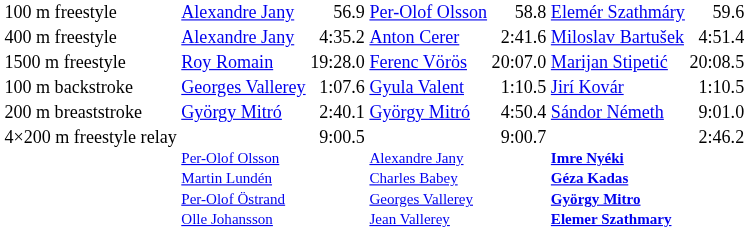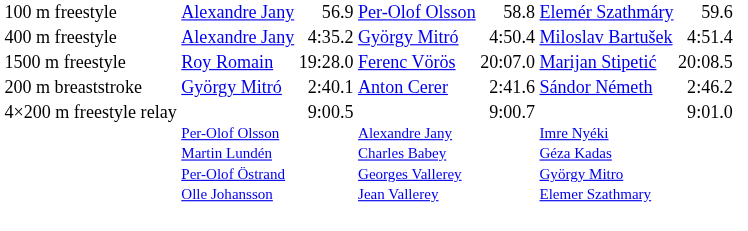(414, 37) Anton Cerer -> (408, 37) György Mitró
(523, 37) 2:41.6 -> (512, 37) 4:50.4
- row: (69, 87)
(420, 111) György Mitró -> (403, 87) Anton Cerer
(523, 111) 4:50.4 -> (512, 87) 2:41.6
(721, 111) 9:01.0 -> (710, 87) 2:46.2
(611, 187) bold -> (595, 163) normal
(721, 136) 2:46.2 -> (710, 111) 9:01.0
